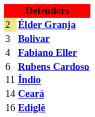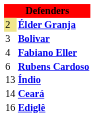(10, 80) 11 -> (10, 80) 13
